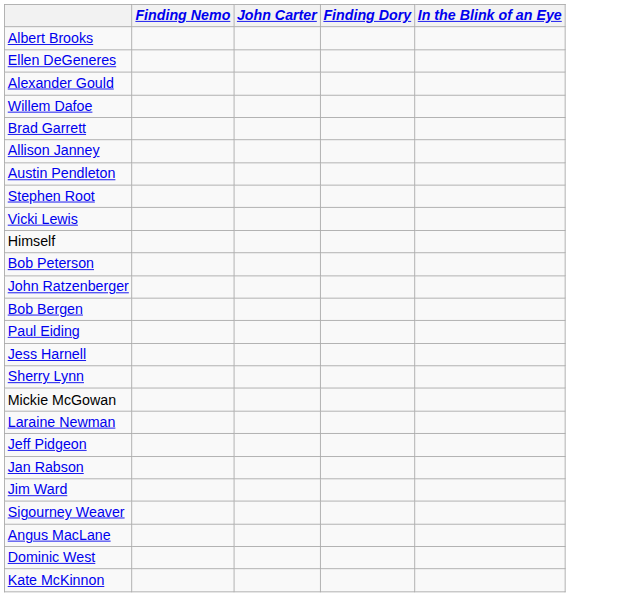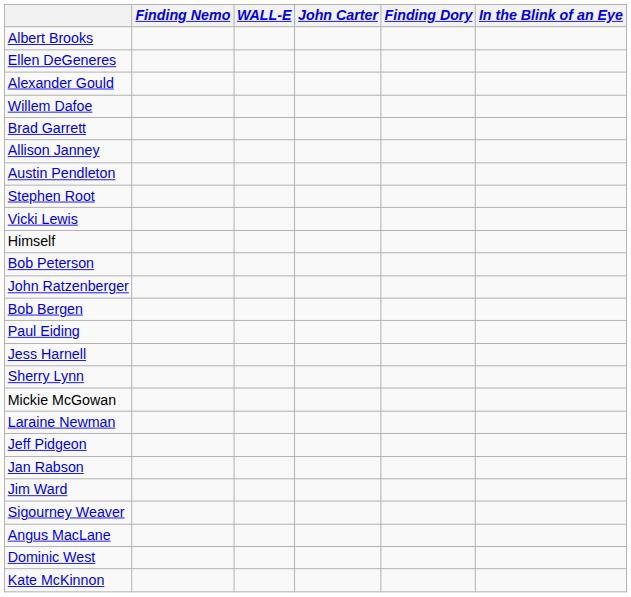+ column: (264, 15)
